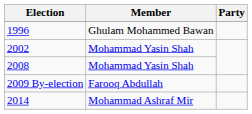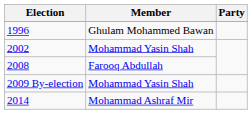(141, 65) Mohammad Yasin Shah -> (126, 65) Farooq Abdullah
(126, 83) Farooq Abdullah -> (141, 83) Mohammad Yasin Shah
